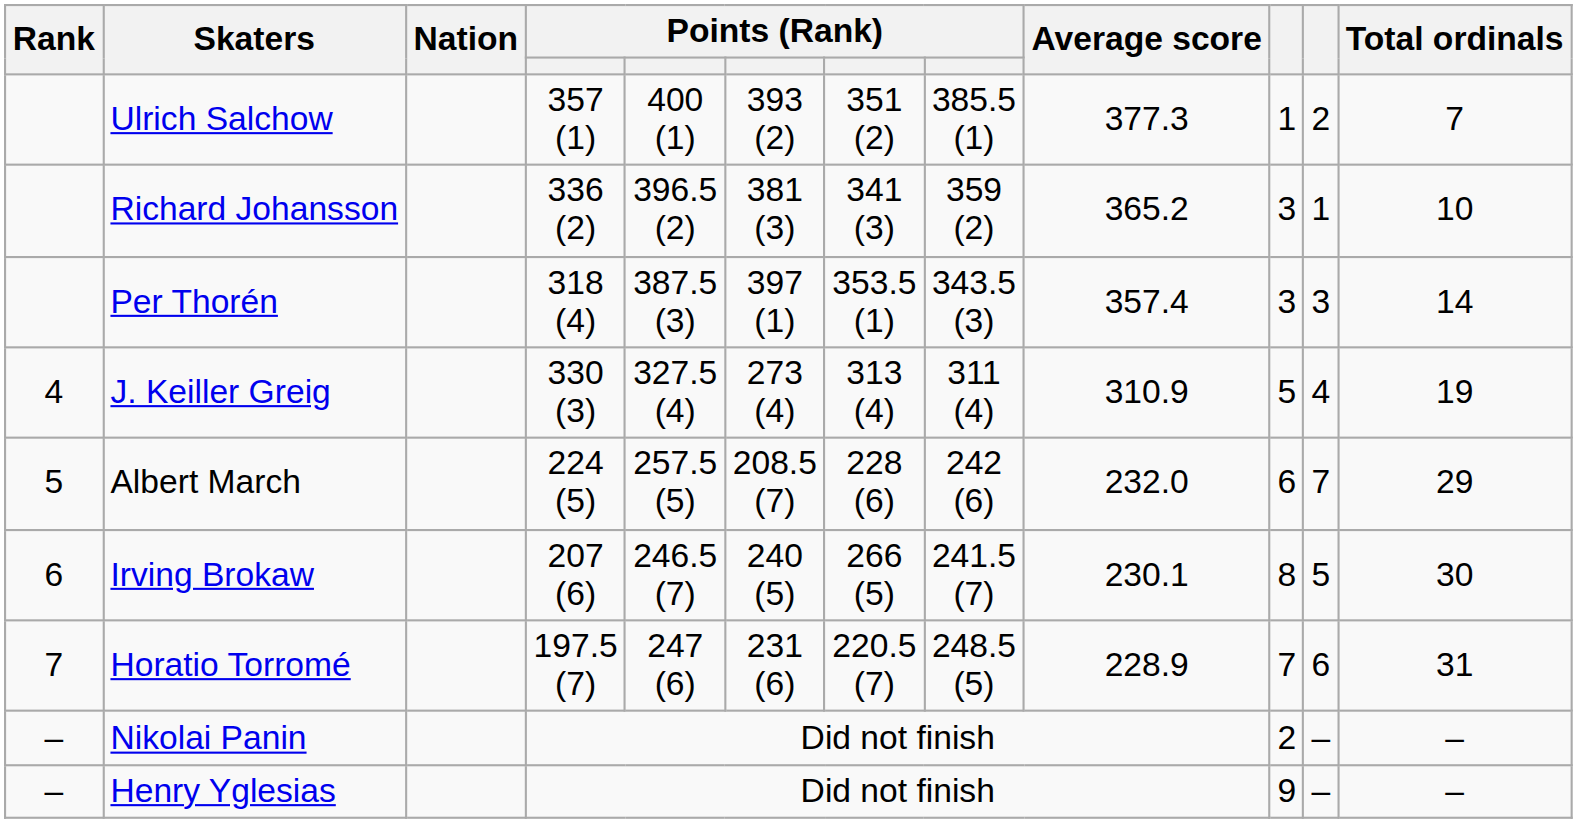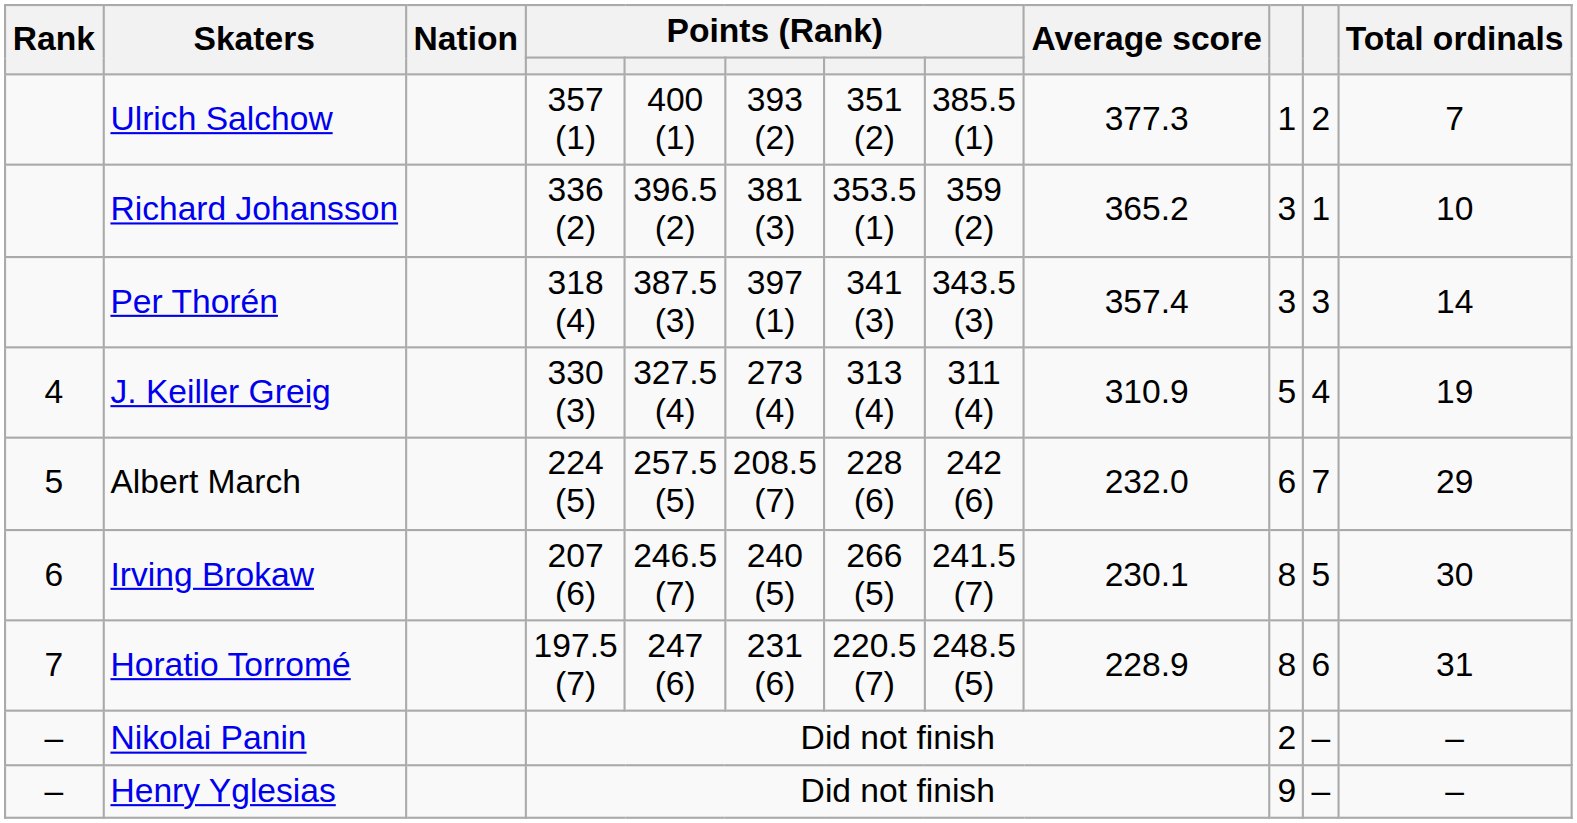(874, 209) 341 (3) -> (874, 209) 353.5 (1)
(874, 300) 353.5 (1) -> (874, 300) 341 (3)
(1287, 665) 7 -> (1287, 665) 8
